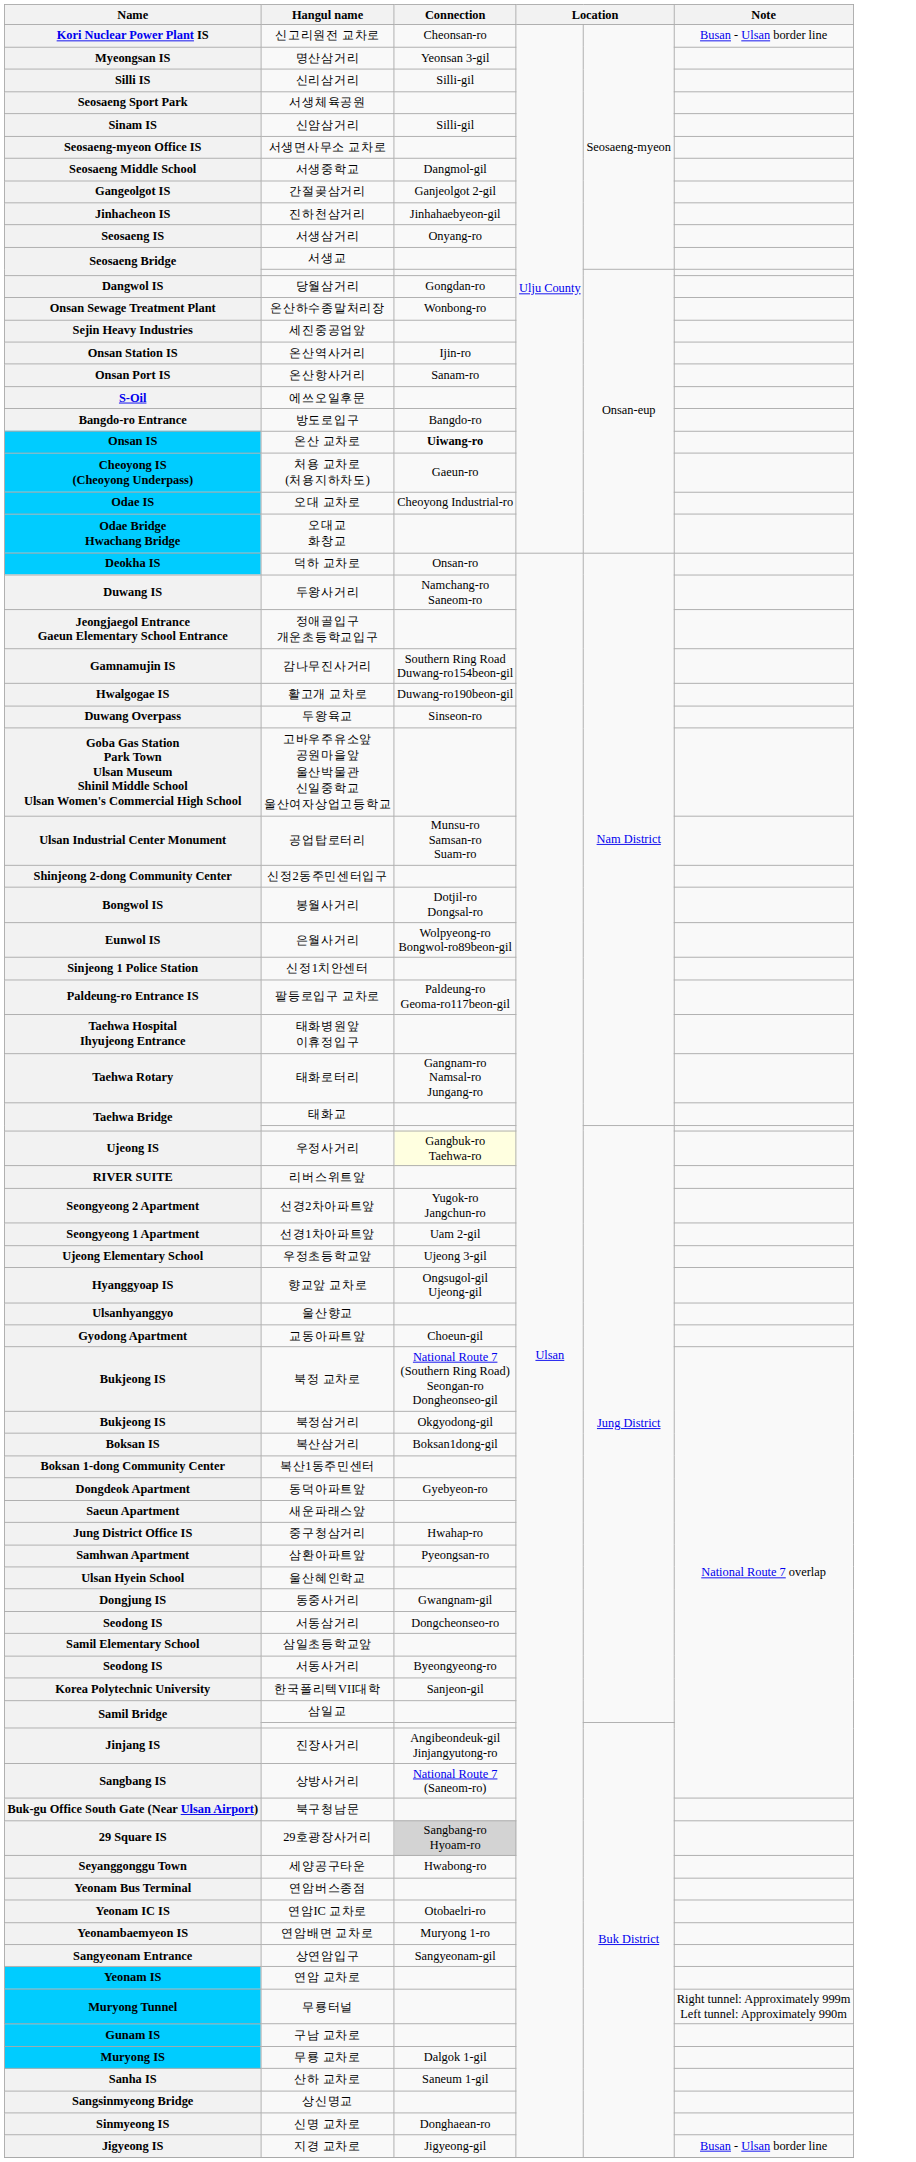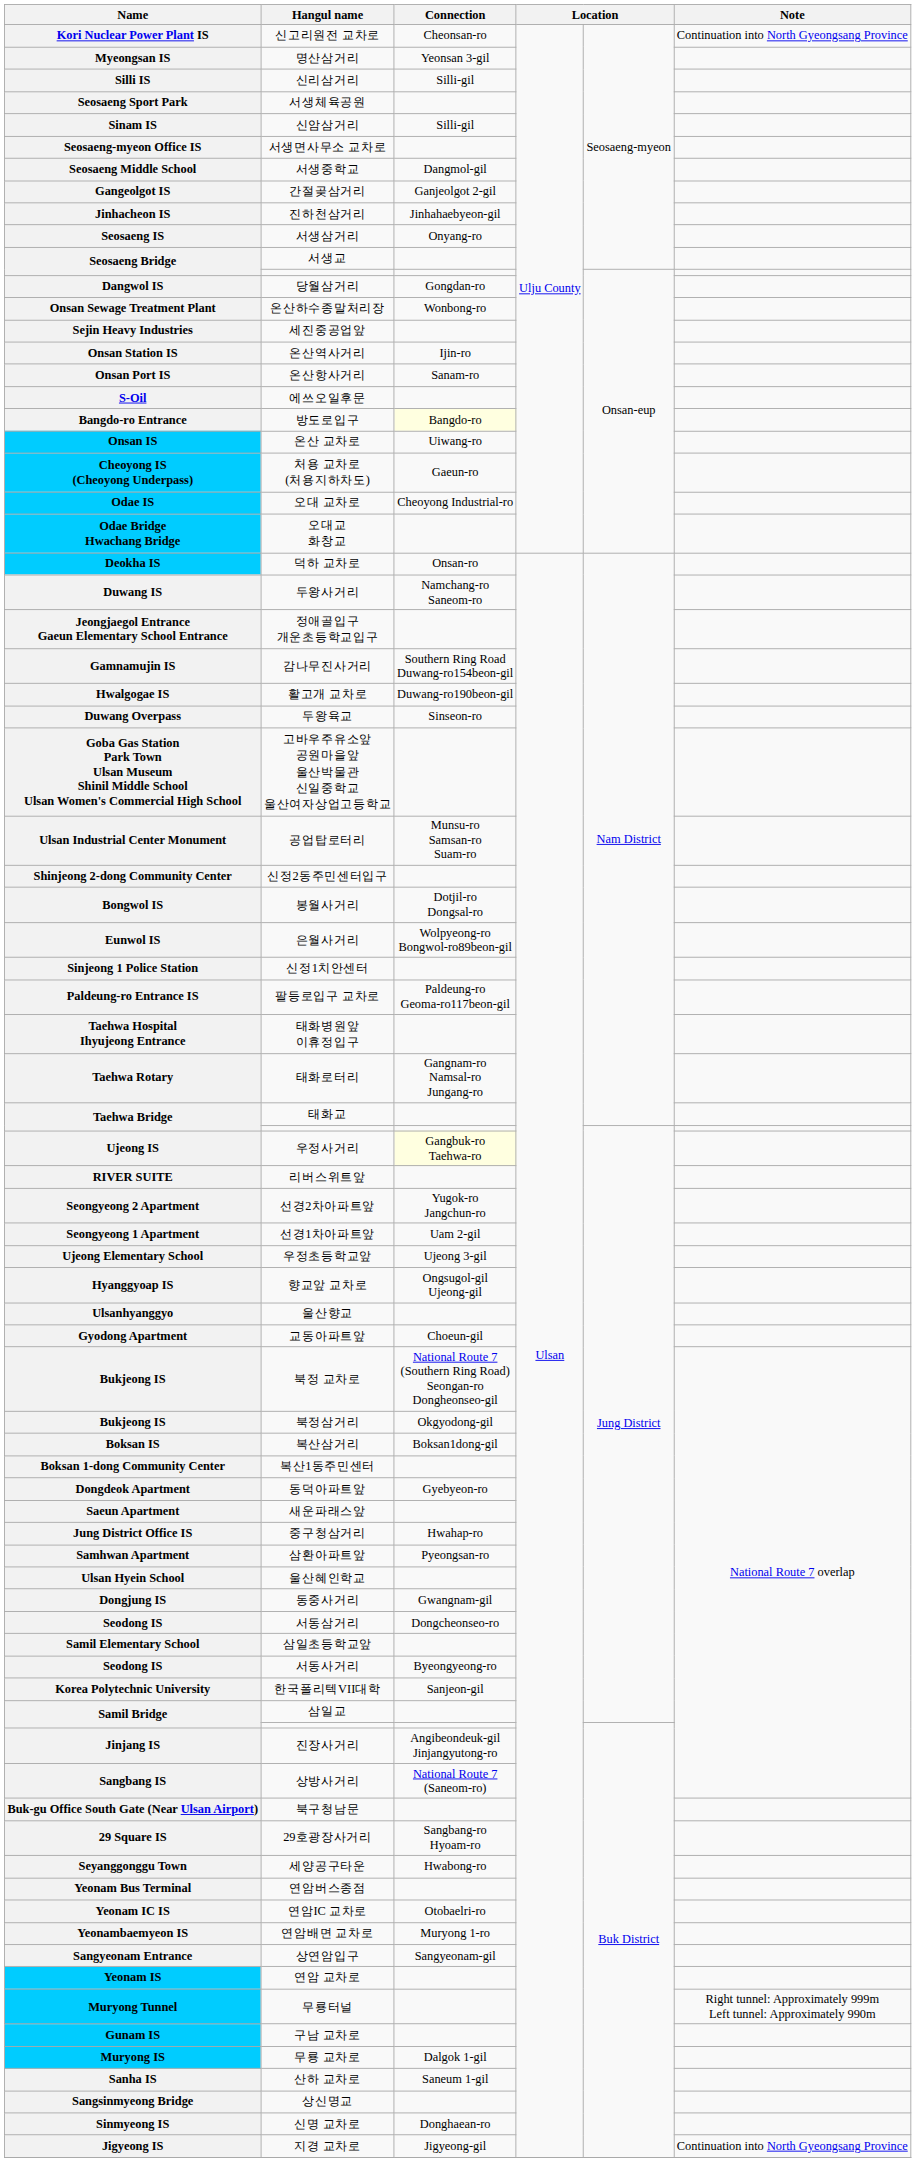(764, 35) Busan - Ulsan border line -> (792, 35) Continuation into North Gyeongsang Province
(455, 419) no background -> (455, 419) lightyellow background
(455, 441) bold -> (455, 441) normal
(455, 1837) lightgrey background -> (455, 1837) no background
(764, 2145) Busan - Ulsan border line -> (792, 2145) Continuation into North Gyeongsang Province
